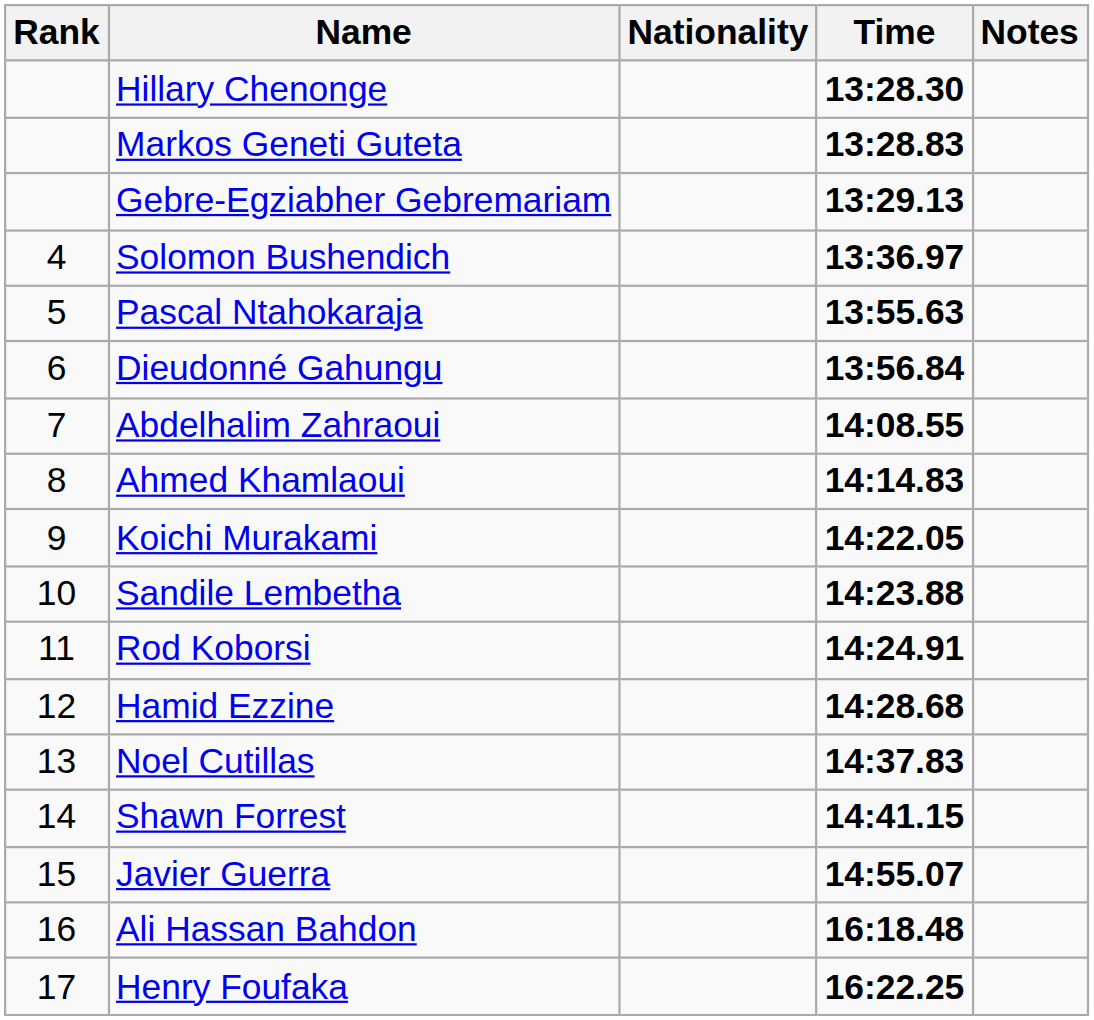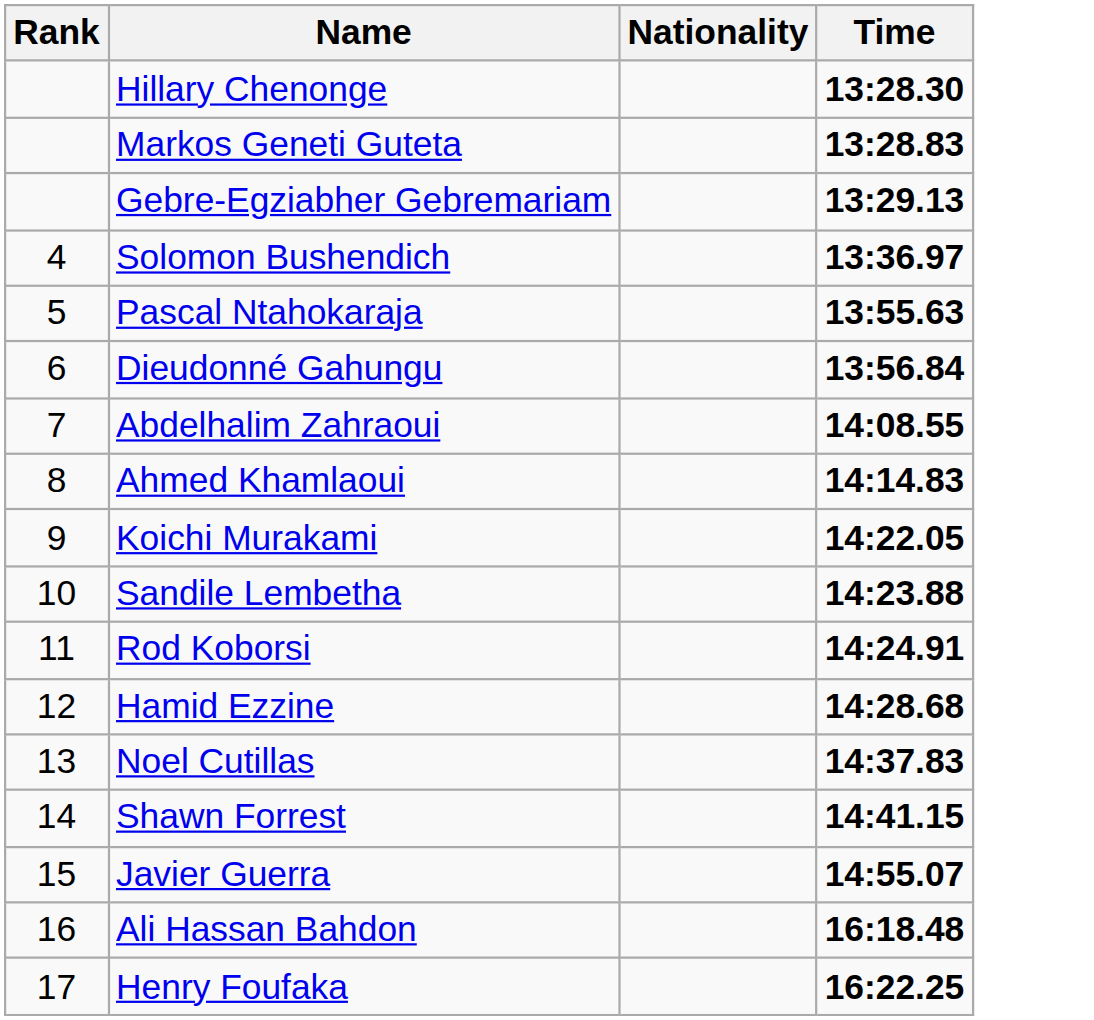- column: (1030, 32)
